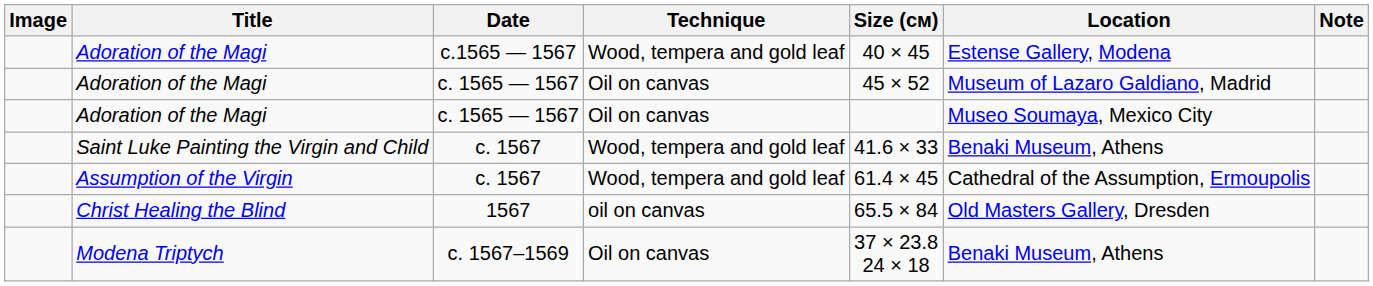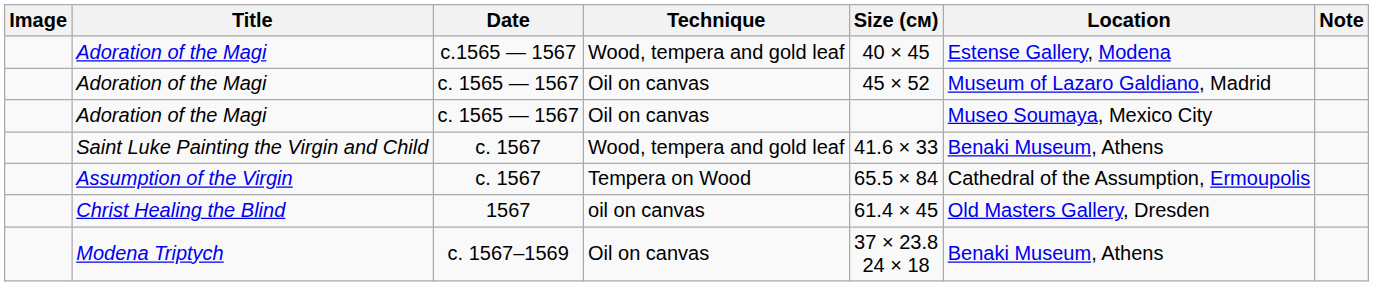(716, 178) Wood, tempera and gold leaf -> (670, 178) Tempera on Wood
(896, 178) 61.4 × 45 -> (896, 178) 65.5 × 84
(896, 210) 65.5 × 84 -> (896, 210) 61.4 × 45
